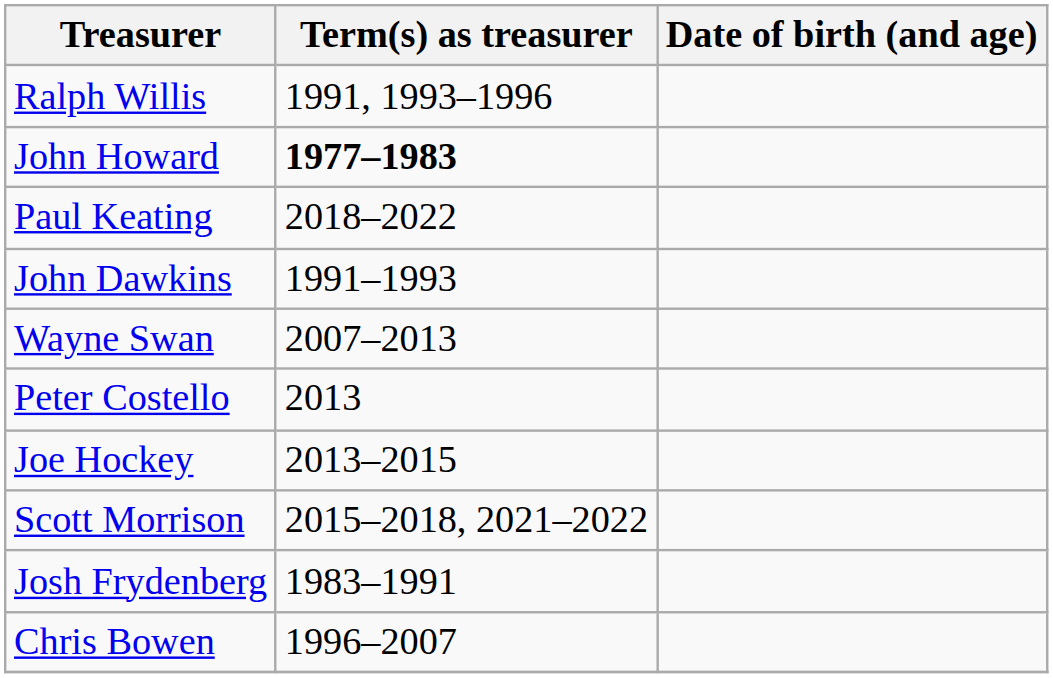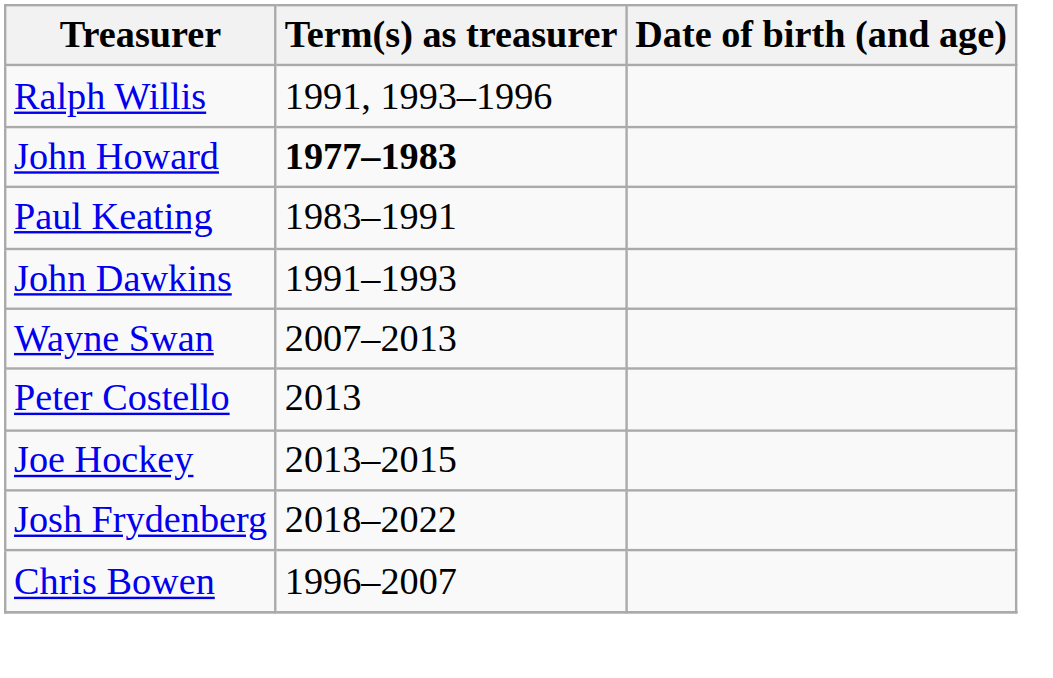(371, 216) 2018–2022 -> (371, 216) 1983–1991
- row: (129, 519)
(371, 580) 1983–1991 -> (371, 519) 2018–2022
